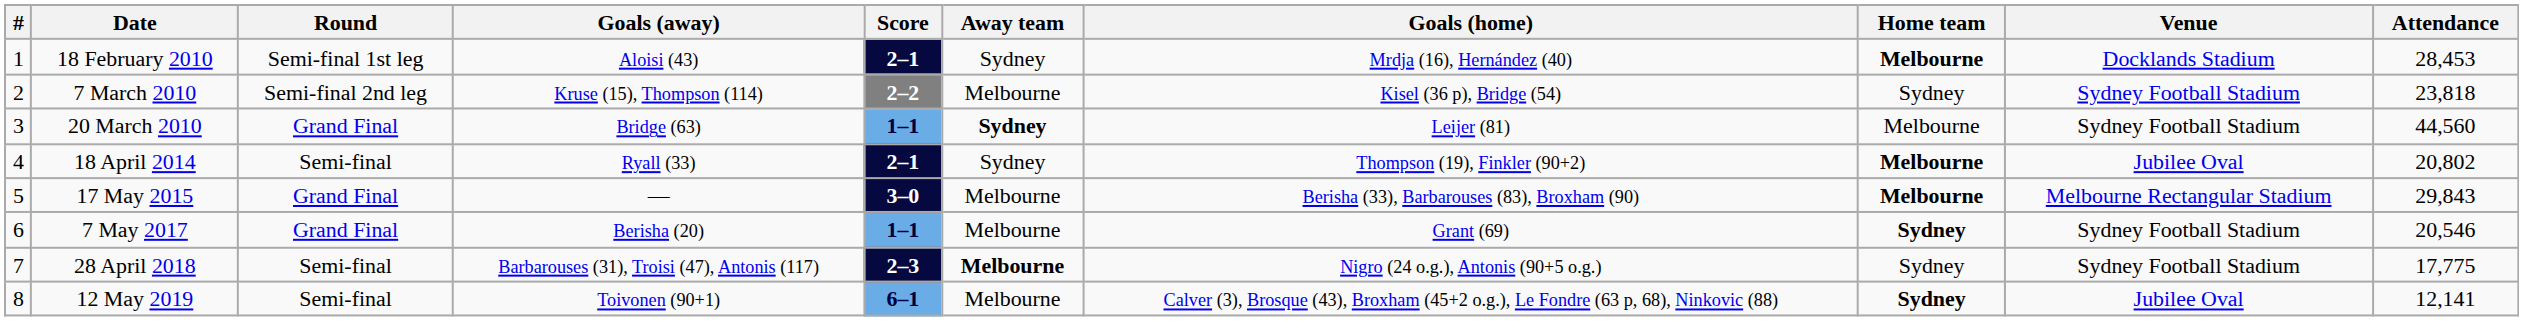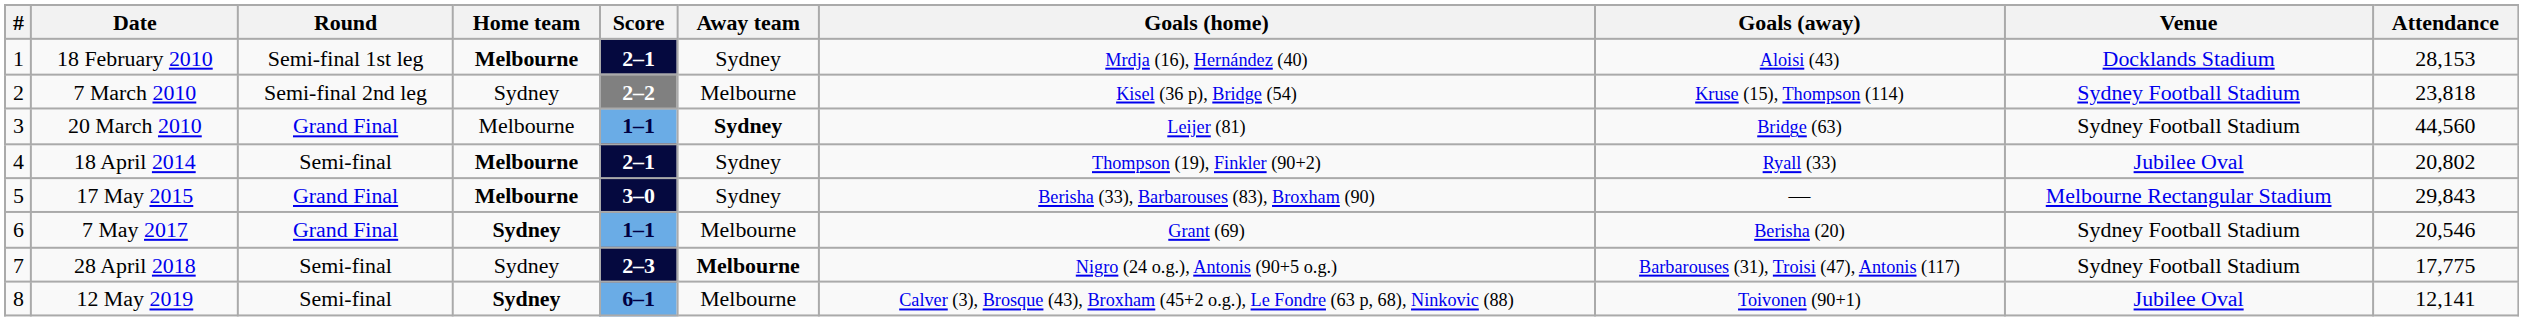columns swapped: (1932, 22) <-> (659, 22)
(2445, 57) 28,453 -> (2445, 57) 28,153
(1012, 195) Melbourne -> (748, 195) Sydney
